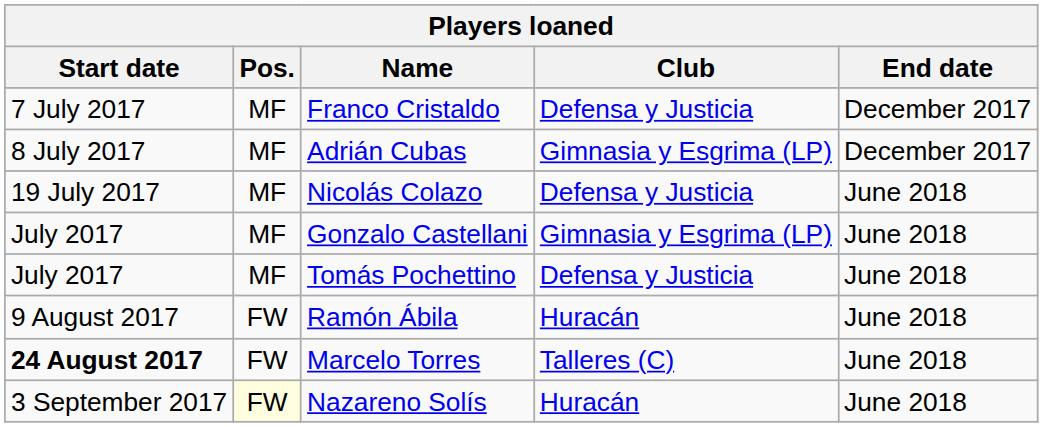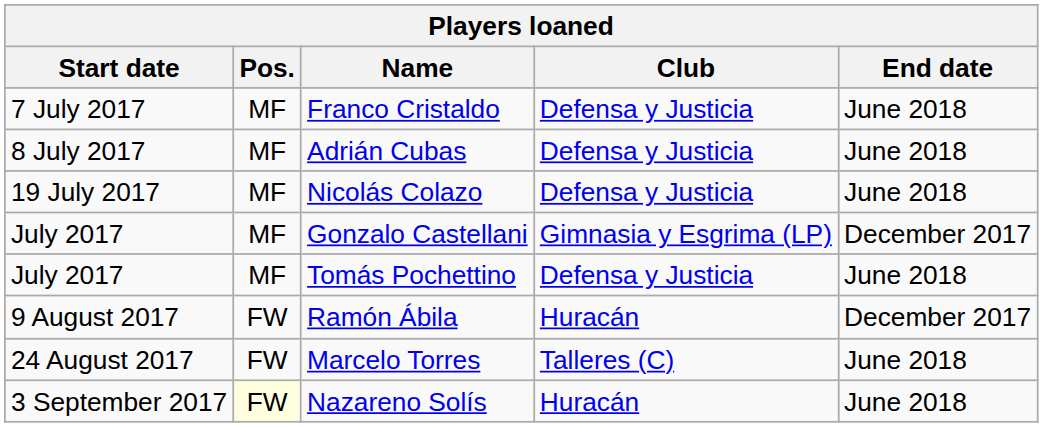(938, 109) December 2017 -> (905, 109) June 2018
(686, 151) Gimnasia y Esgrima (LP) -> (646, 151) Defensa y Justicia
(938, 151) December 2017 -> (905, 151) June 2018
(905, 234) June 2018 -> (938, 234) December 2017
(905, 317) June 2018 -> (938, 317) December 2017
(107, 359) bold -> (102, 359) normal
